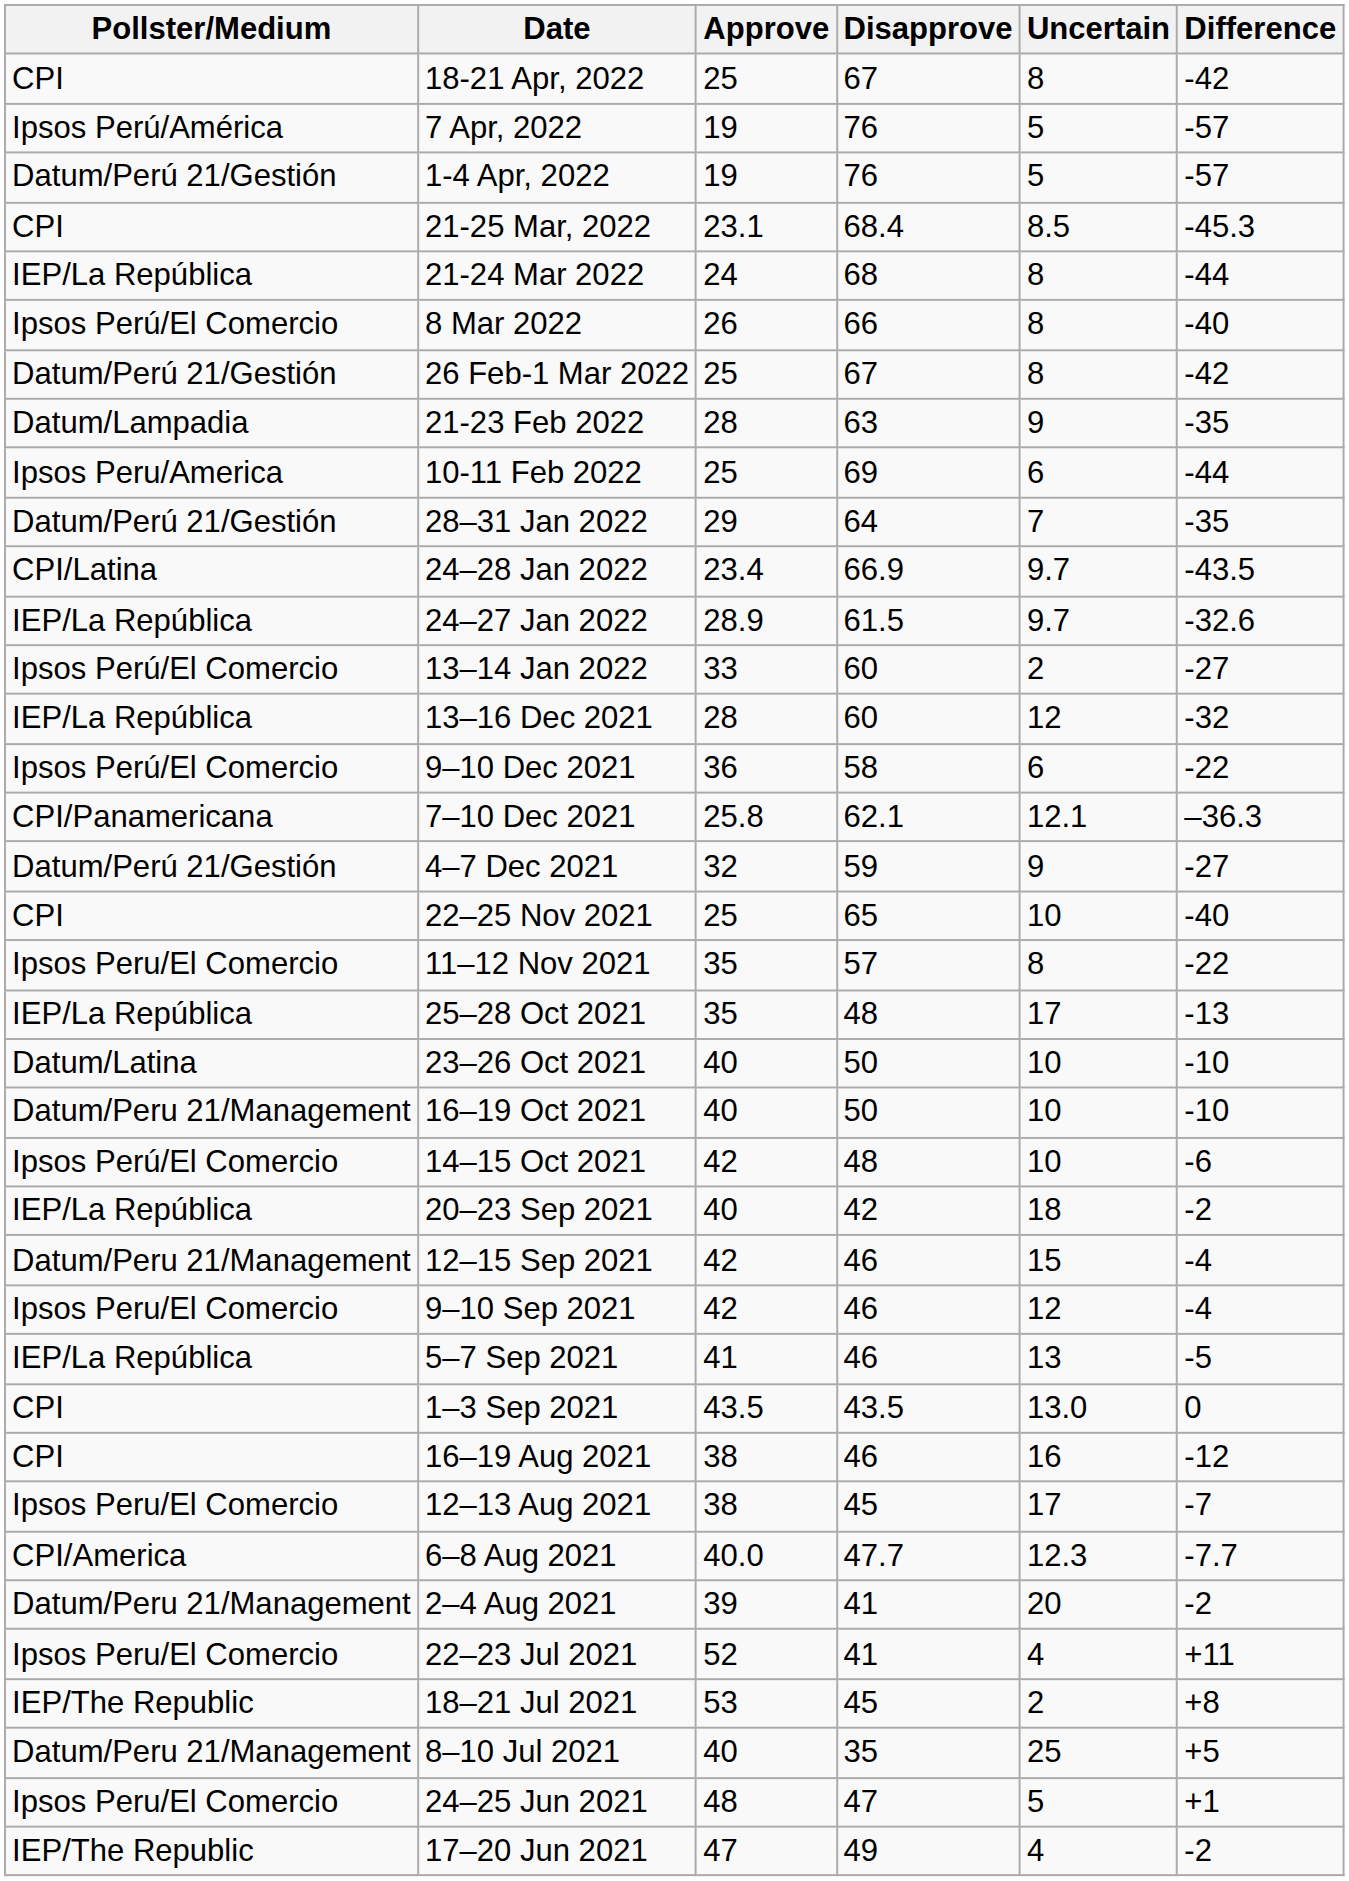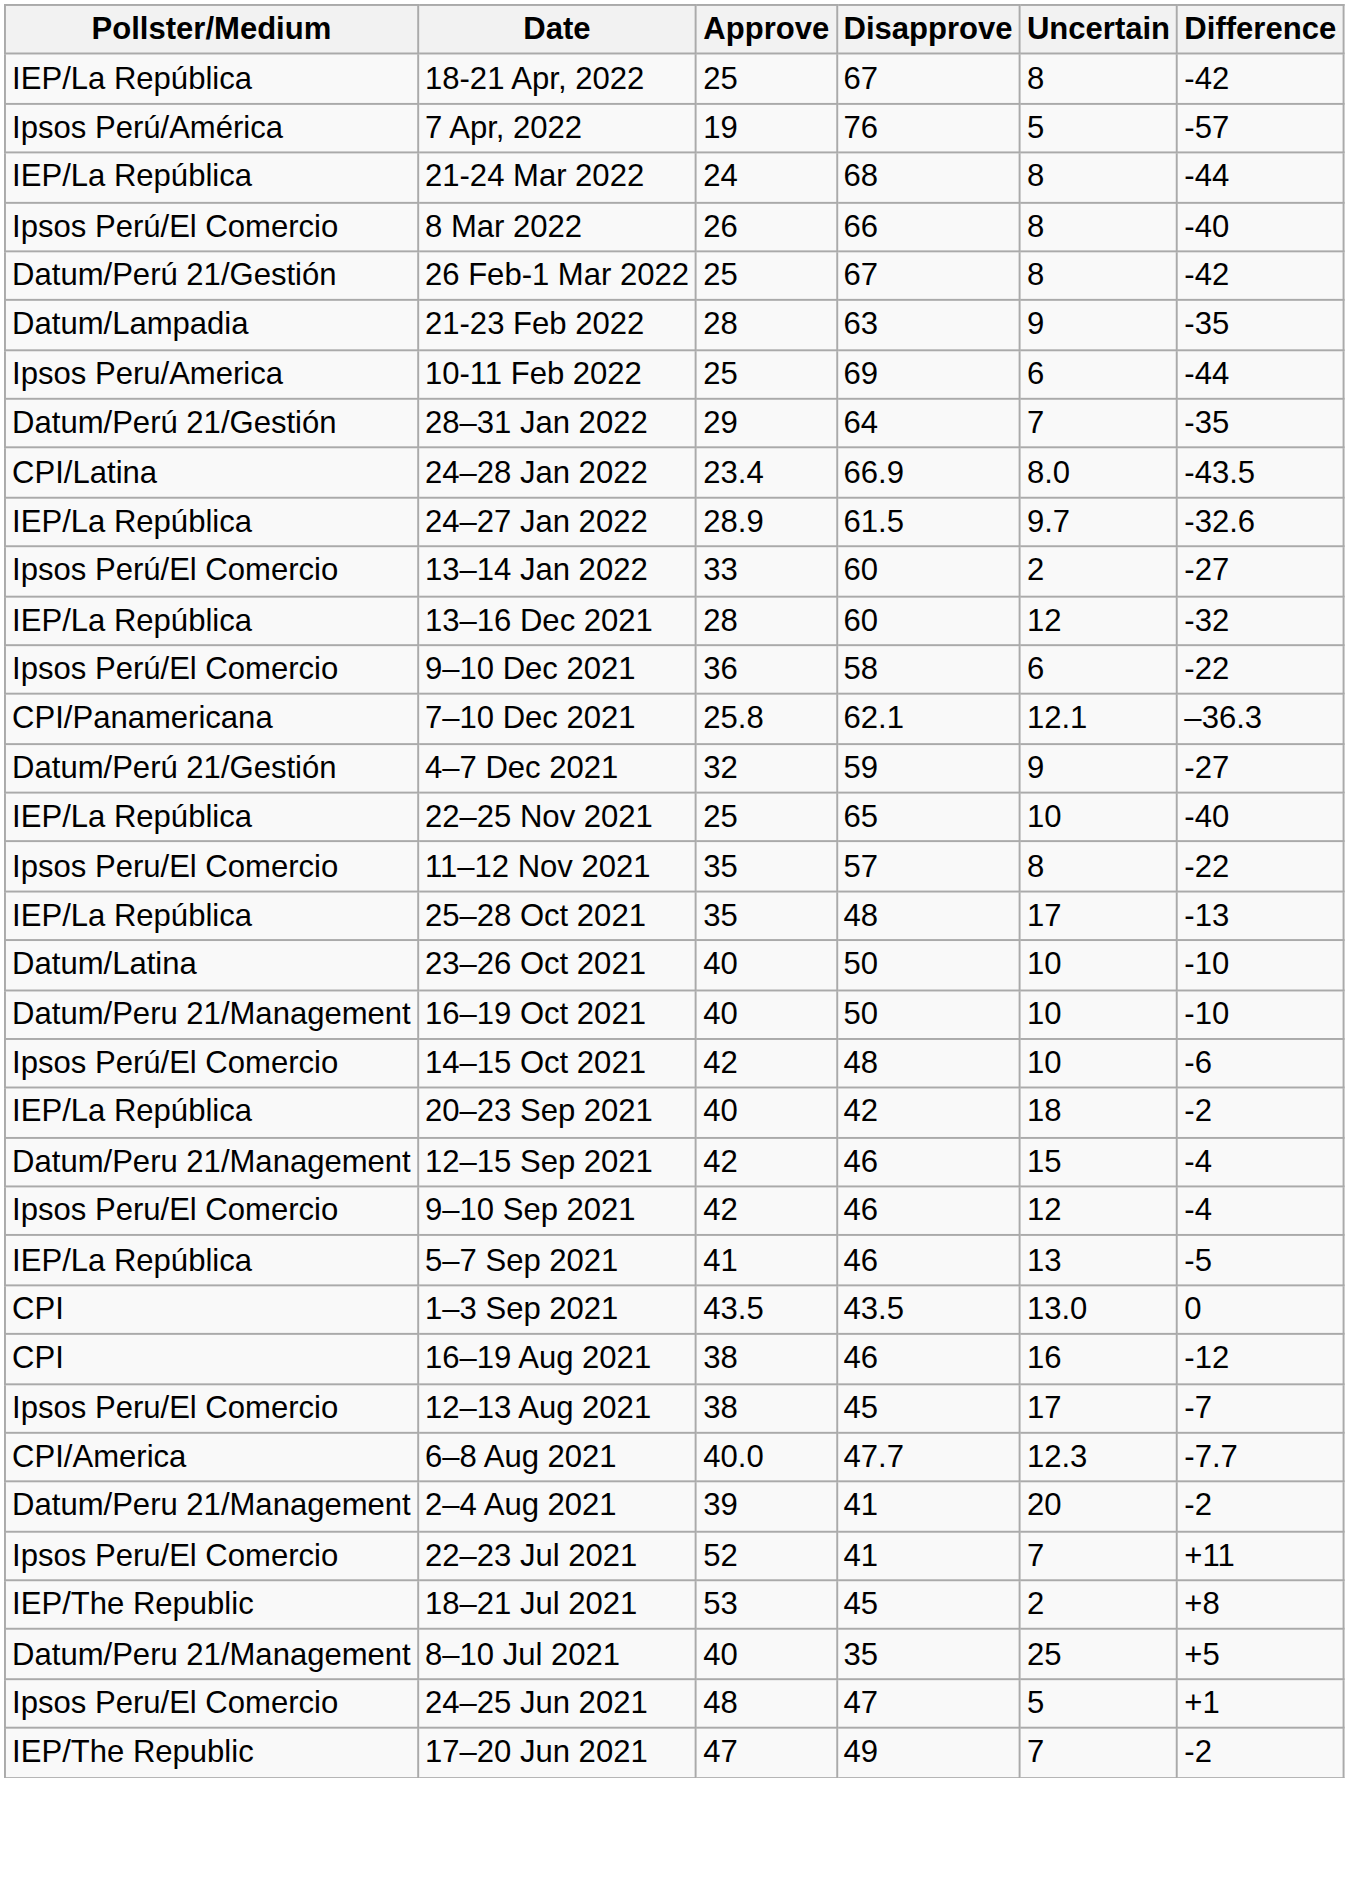(38, 78) CPI -> (132, 78) IEP/La República
- row: (517, 176)
- row: (538, 226)
(1048, 570) 9.7 -> (1048, 472) 8.0
(38, 915) CPI -> (132, 816) IEP/La República
(1036, 1653) 4 -> (1036, 1555) 7
(1036, 1850) 4 -> (1036, 1752) 7
